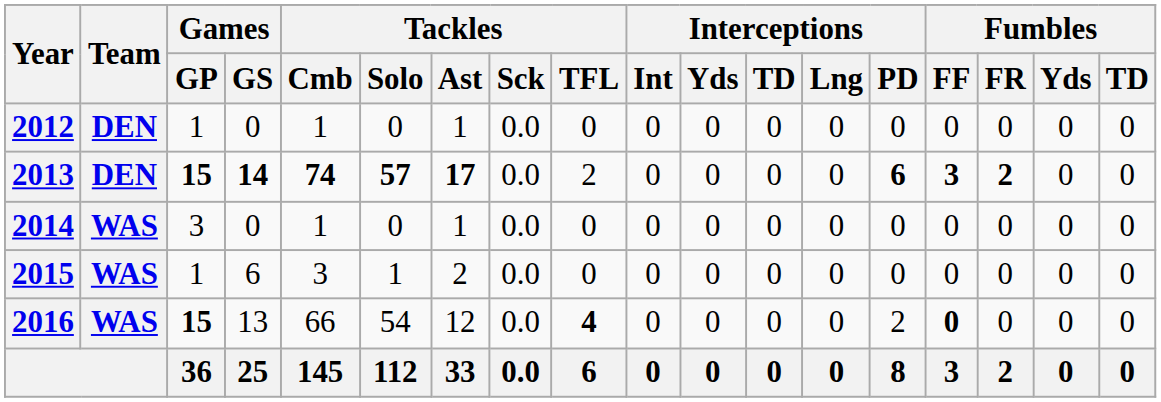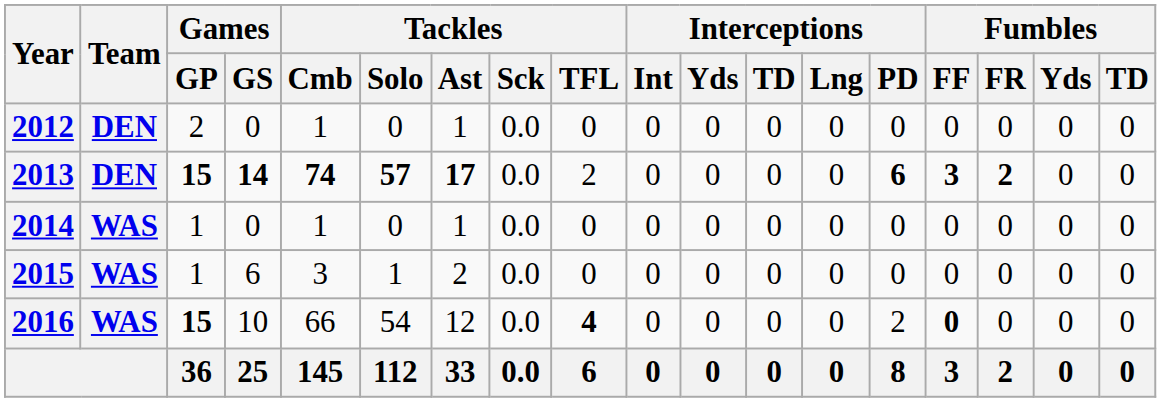(196, 126) 1 -> (196, 126) 2
(196, 224) 3 -> (196, 224) 1
(253, 322) 13 -> (253, 322) 10
